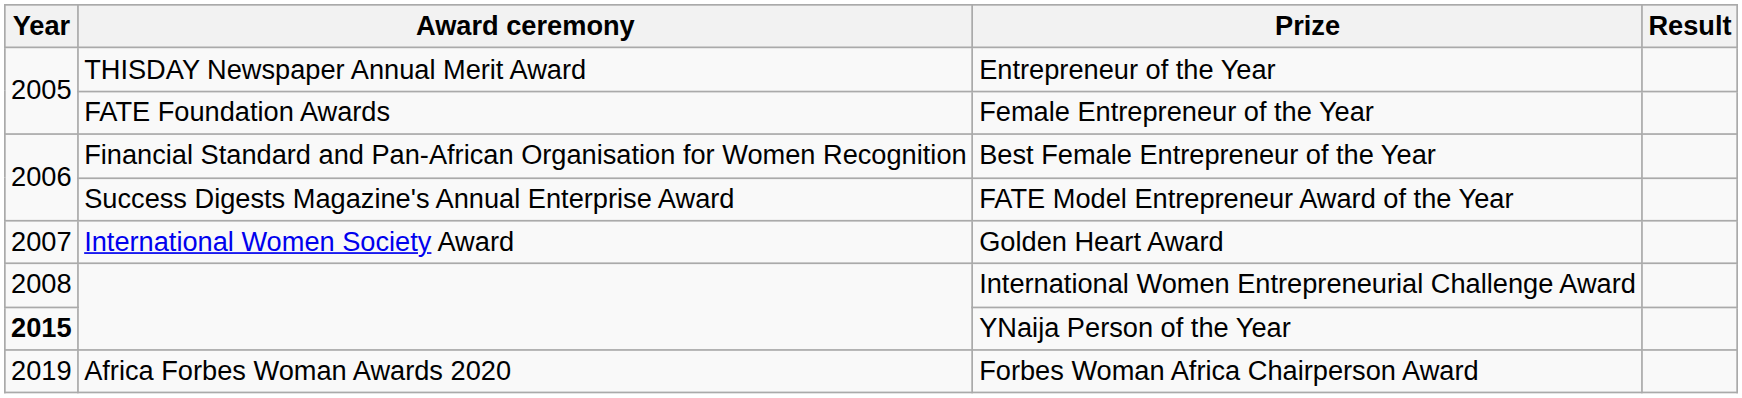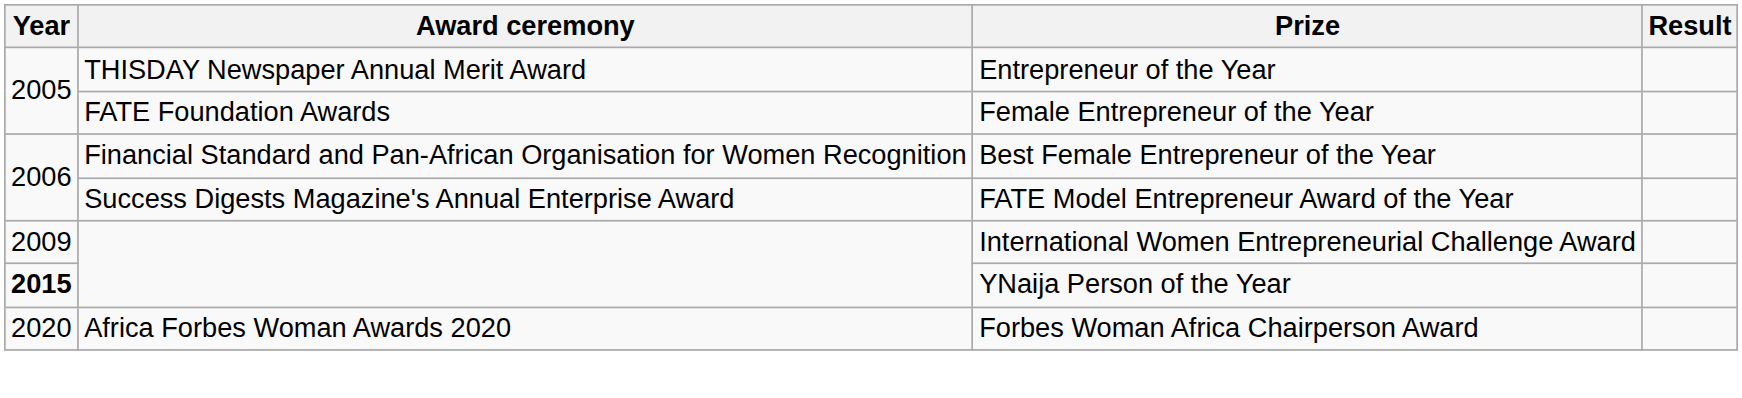- row: (1101, 241)
(41, 284) 2008 -> (41, 241) 2009
(41, 371) 2019 -> (41, 328) 2020
